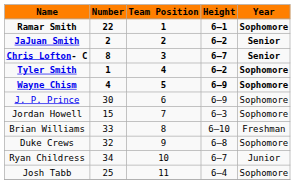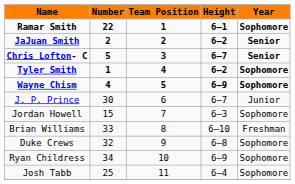(108, 56) 8 -> (108, 56) 5
(219, 99) 6–9 -> (219, 99) 6–7
(264, 99) Sophomore -> (264, 99) Junior
(219, 158) 6–7 -> (219, 158) 6–9
(264, 158) Junior -> (264, 158) Sophomore
